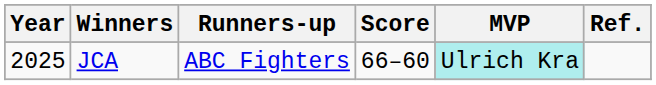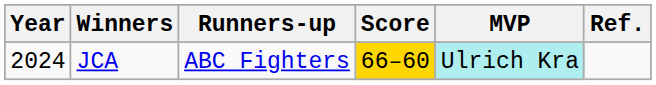(38, 61) 2025 -> (38, 61) 2024
(395, 61) no background -> (395, 61) gold background
